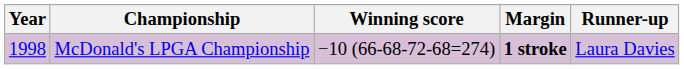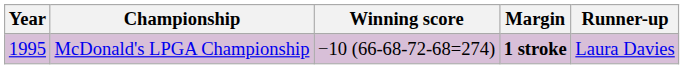(27, 48) 1998 -> (27, 48) 1995
